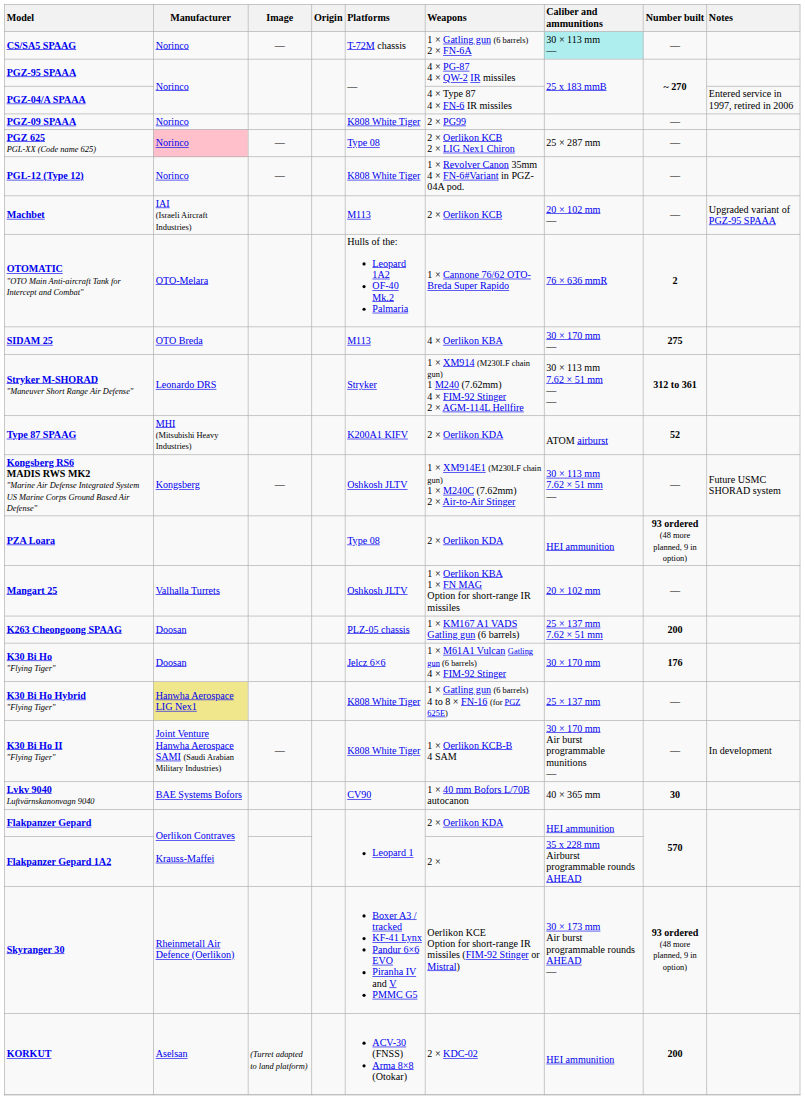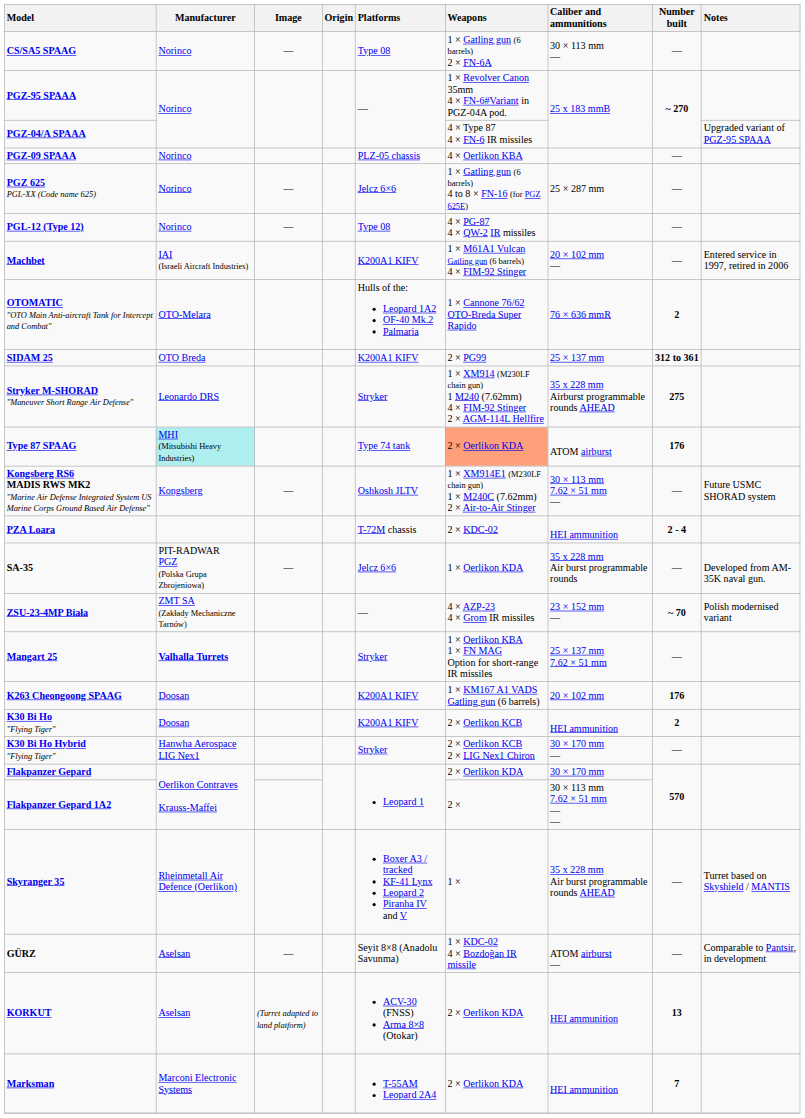(377, 45) T-72M chassis -> (374, 51) Type 08
(573, 45) paleturquoise background -> (577, 51) no background
(471, 72) 4 × PG-87 4 × QW-2 IR missiles -> (488, 95) 1 × Revolver Canon 35mm 4 × FN-6#Variant in PGZ-04A pod.
(751, 100) Entered service in 1997, retired in 2006 -> (744, 134) Upgraded variant of PGZ-95 SPAAA
(384, 121) K808 White Tiger -> (389, 155) PLZ-05 chassis
(447, 121) 2 × PG99 -> (485, 155) 4 × Oerlikon KBA
(172, 143) pink background -> (175, 188) no background
(363, 143) Type 08 -> (377, 188) Jelcz 6×6
(471, 143) 2 × Oerlikon KCB 2 × LIG Nex1 Chiron -> (494, 188) 1 × Gatling gun (6 barrels) 4 to 8 × FN-16 (for PGZ 625E)
(384, 176) K808 White Tiger -> (374, 227) Type 08
(482, 176) 1 × Revolver Canon 35mm 4 × FN-6#Variant in PGZ-04A pod. -> (491, 227) 4 × PG-87 4 × QW-2 IR missiles
(359, 215) M113 -> (388, 260) K200A1 KIFV
(465, 215) 2 × Oerlikon KCB -> (487, 260) 1 × M61A1 Vulcan Gatling gun (6 barrels) 4 × FIM-92 Stinger
(749, 215) Upgraded variant of PGZ-95 SPAAA -> (746, 260) Entered service in 1997, retired in 2006
(359, 340) M113 -> (388, 357) K200A1 KIFV
(465, 340) 4 × Oerlikon KBA -> (467, 357) 2 × PG99
(573, 340) 30 × 170 mm — -> (577, 357) 25 × 137 mm
(675, 340) 275 -> (677, 357) 312 to 361
(575, 385) 30 × 113 mm 7.62 × 51 mm — — -> (598, 396) 35 x 228 mm Airburst programmable rounds AHEAD
(675, 385) 312 to 361 -> (677, 396) 275
(187, 435) no background -> (190, 446) paleturquoise background
(378, 435) K200A1 KIFV -> (384, 446) Type 74 tank
(465, 435) no background -> (485, 446) lightsalmon background
(675, 435) 52 -> (677, 446) 176
(363, 540) Type 08 -> (387, 529) T-72M chassis
(465, 540) 2 × Oerlikon KDA -> (473, 529) 2 × KDC-02
(675, 540) 93 ordered (48 more planned, 9 in option) -> (677, 529) 2 - 4
+ row: (20, 568)
+ row: (47, 612)
(188, 590) normal -> (193, 656) bold
(377, 590) Oshkosh JLTV -> (373, 656) Stryker
(573, 590) 20 × 102 mm -> (578, 656) 25 × 137 mm 7.62 × 51 mm
(378, 629) PLZ-05 chassis -> (388, 695) K200A1 KIFV
(575, 629) 25 × 137 mm 7.62 × 51 mm -> (577, 695) 20 × 102 mm
(675, 629) 200 -> (677, 695) 176
(366, 662) Jelcz 6×6 -> (388, 722) K200A1 KIFV
(480, 662) 1 × M61A1 Vulcan Gatling gun (6 barrels) 4 × FIM-92 Stinger -> (485, 722) 2 × Oerlikon KCB
(573, 662) 30 × 170 mm -> (584, 728) HEI ammunition
(675, 662) 176 -> (677, 722) 2
(195, 701) khaki background -> (197, 750) no background
(384, 701) K808 White Tiger -> (373, 750) Stryker
(478, 701) 1 × Gatling gun (6 barrels) 4 to 8 × FN-16 (for PGZ 625E) -> (491, 750) 2 × Oerlikon KCB 2 × LIG Nex1 Chiron
(573, 701) 25 × 137 mm -> (577, 750) 30 × 170 mm —
- row: (35, 751)
- row: (51, 795)
(580, 828) HEI ammunition -> (577, 771) 30 × 170 mm
(591, 861) 35 x 228 mm Airburst programmable rounds AHEAD -> (578, 804) 30 × 113 mm 7.62 × 51 mm — —
- row: (36, 950)
+ row: (36, 882)
+ row: (21, 953)
(453, 1054) 2 × KDC-02 -> (485, 1013) 2 × Oerlikon KDA
(675, 1054) 200 -> (677, 1013) 13
+ row: (30, 1083)
